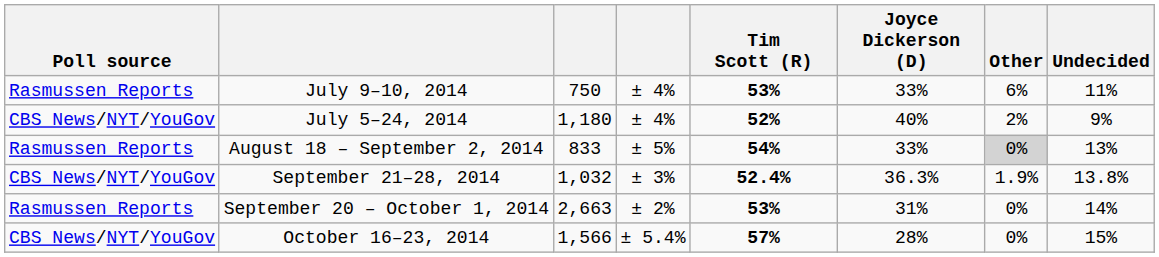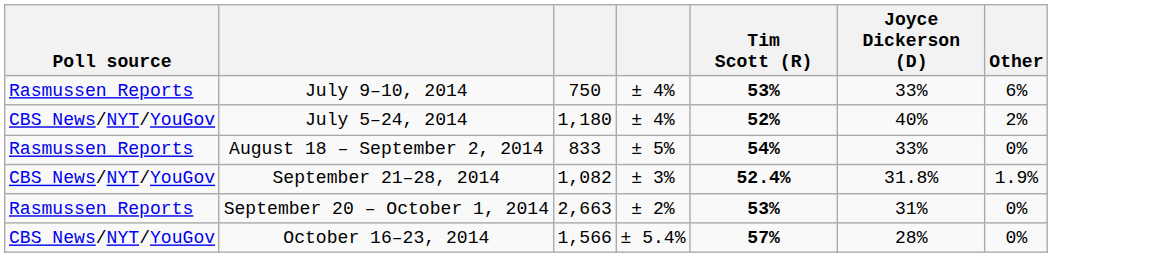- column: (1101, 61)
(1016, 149) lightgrey background -> (1016, 149) no background
(585, 179) 1,032 -> (585, 179) 1,082
(911, 179) 36.3% -> (911, 179) 31.8%
